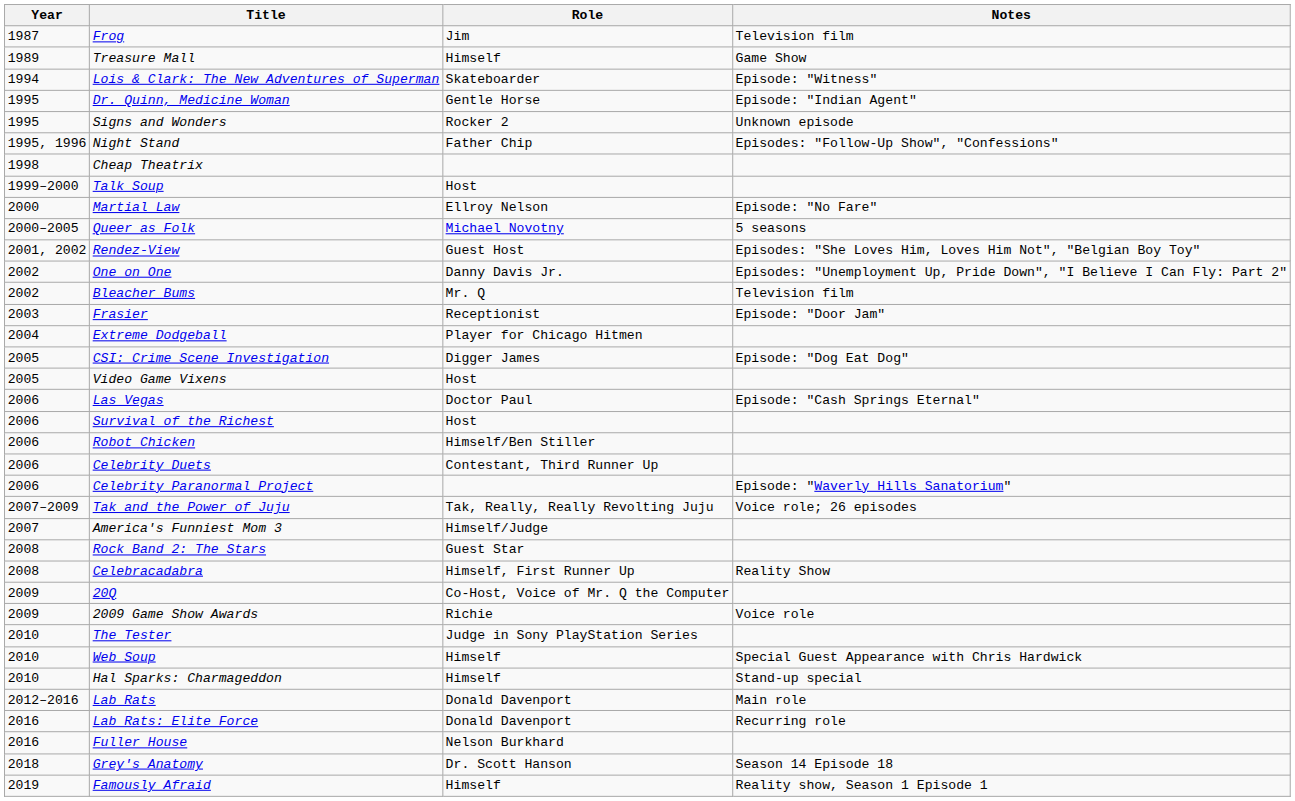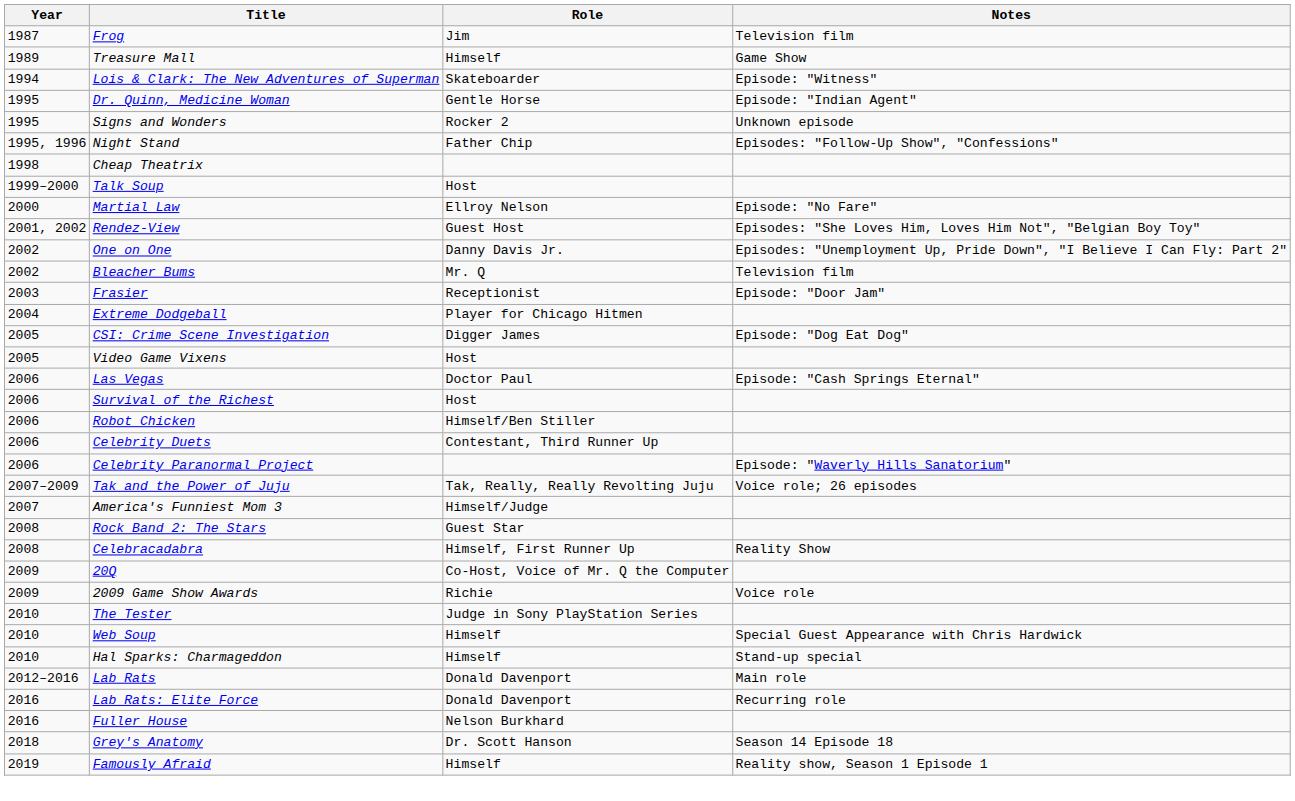- row: (144, 229)
